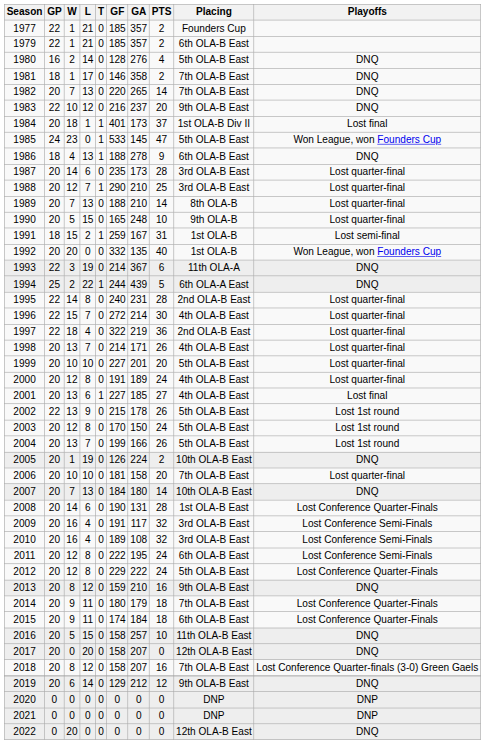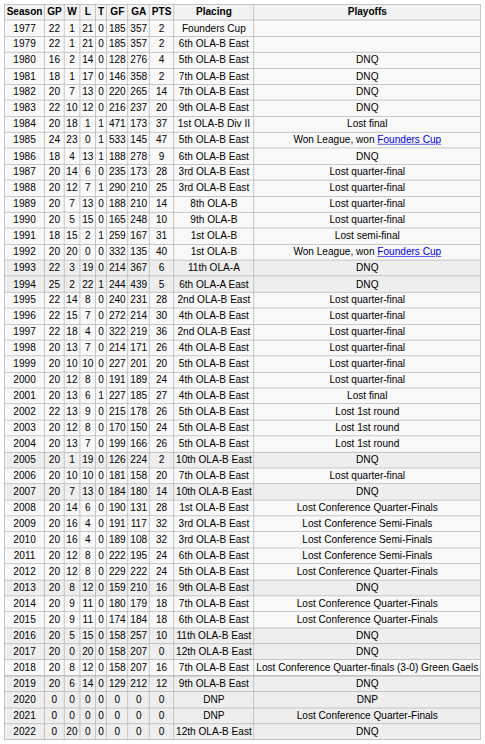(117, 124) 401 -> (117, 124) 471
(367, 715) DNP -> (367, 715) Lost Conference Quarter-Finals
